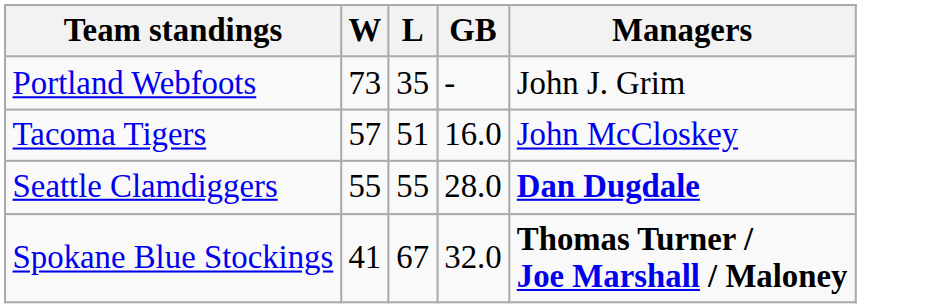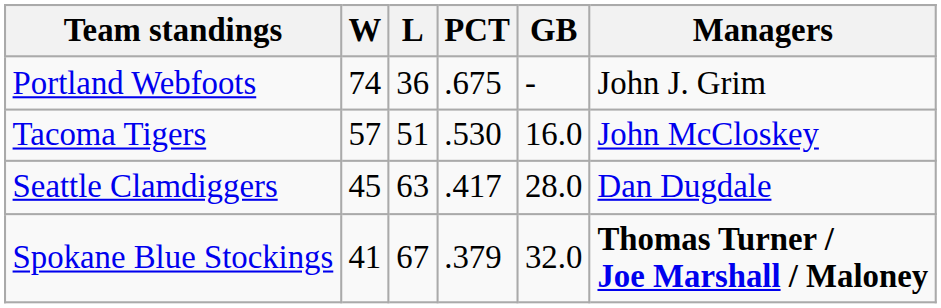+ column: (477, 30)
(365, 82) 73 -> (365, 82) 74
(413, 82) 35 -> (413, 82) 36
(365, 186) 55 -> (365, 186) 45
(413, 186) 55 -> (413, 186) 63
(608, 186) bold -> (684, 186) normal
